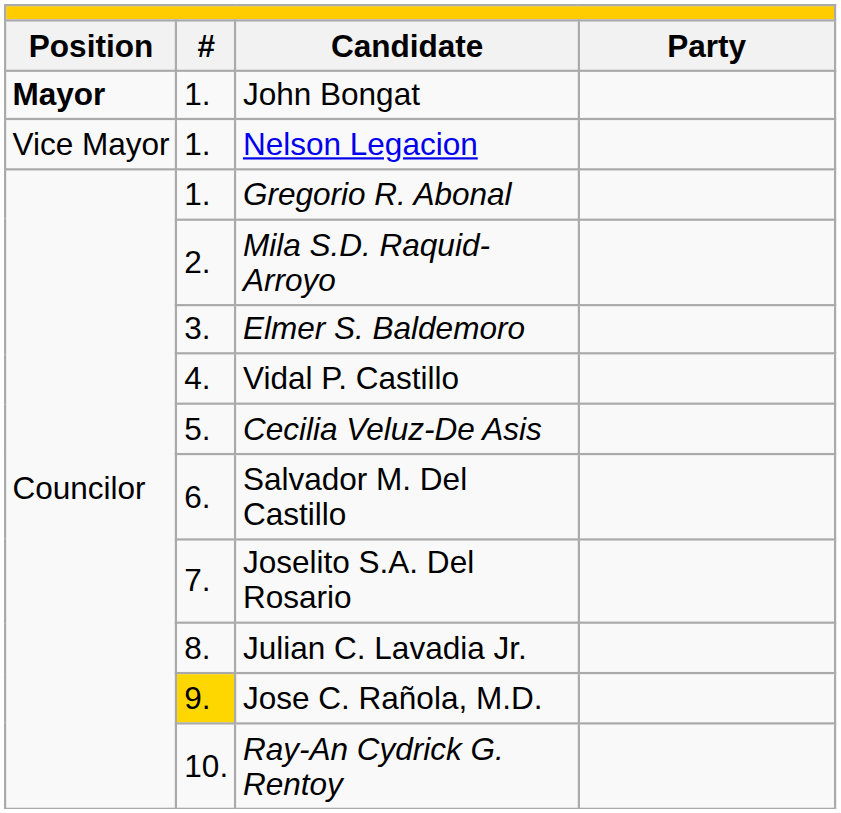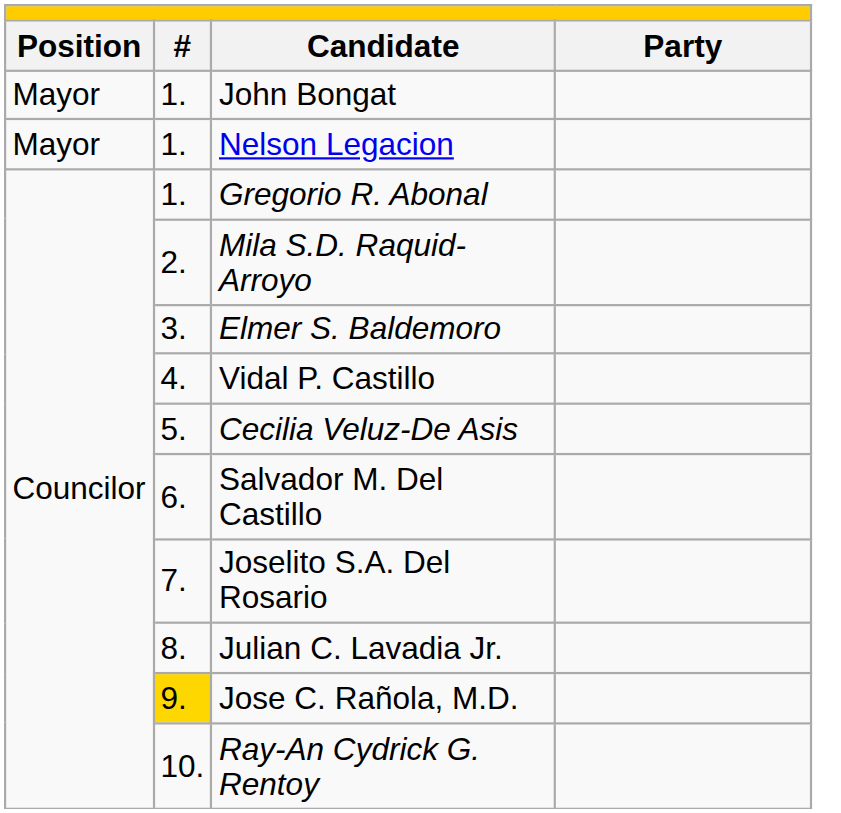(59, 95) bold -> (56, 95) normal
(91, 145) Vice Mayor -> (56, 145) Mayor
